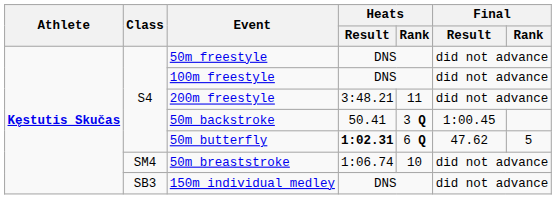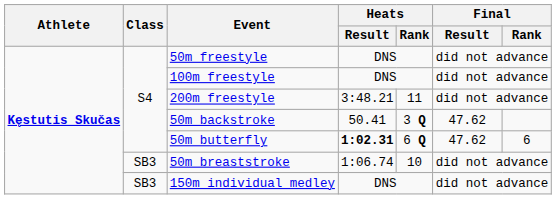(469, 120) 1:00.45 -> (467, 120) 47.62
(529, 141) 5 -> (527, 141) 6
(145, 162) SM4 -> (145, 162) SB3
